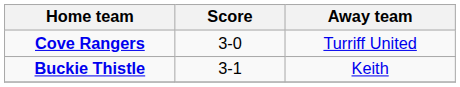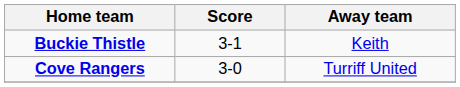rows swapped: (90, 69) <-> (90, 43)
